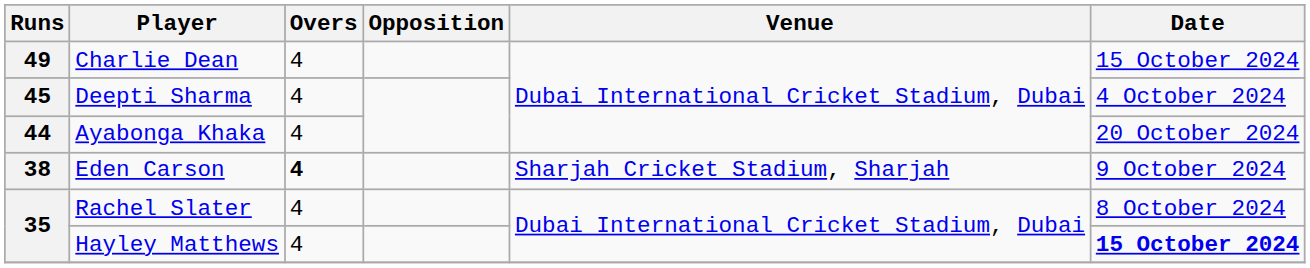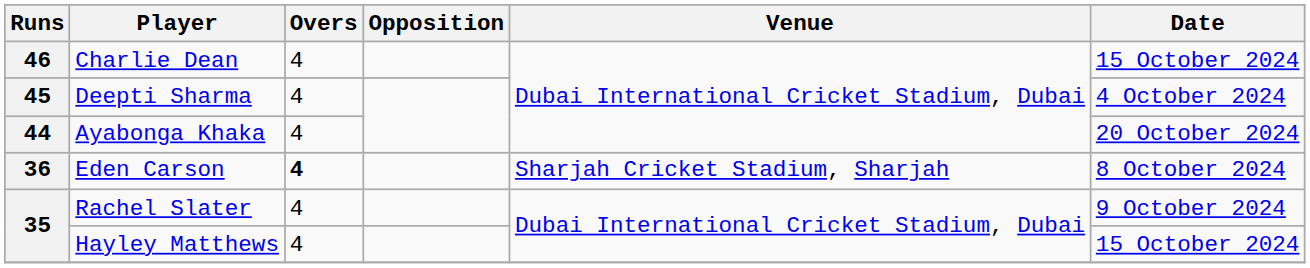(37, 60) 49 -> (37, 60) 46
(37, 171) 38 -> (37, 171) 36
(1191, 171) 9 October 2024 -> (1191, 171) 8 October 2024
(1191, 208) 8 October 2024 -> (1191, 208) 9 October 2024
(1198, 245) bold -> (1198, 245) normal
